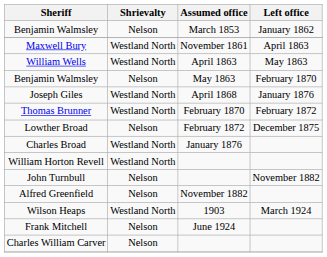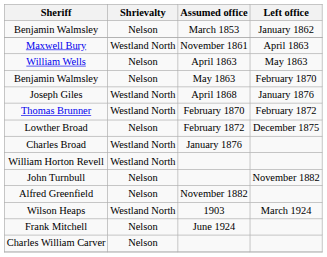(143, 62) Westland North -> (143, 62) Nelson
